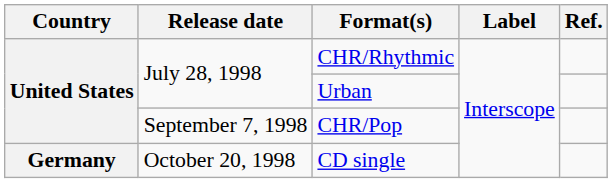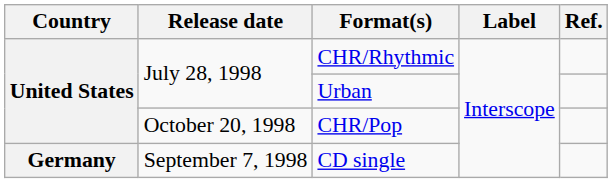(226, 125) September 7, 1998 -> (219, 125) October 20, 1998
(219, 159) October 20, 1998 -> (226, 159) September 7, 1998
